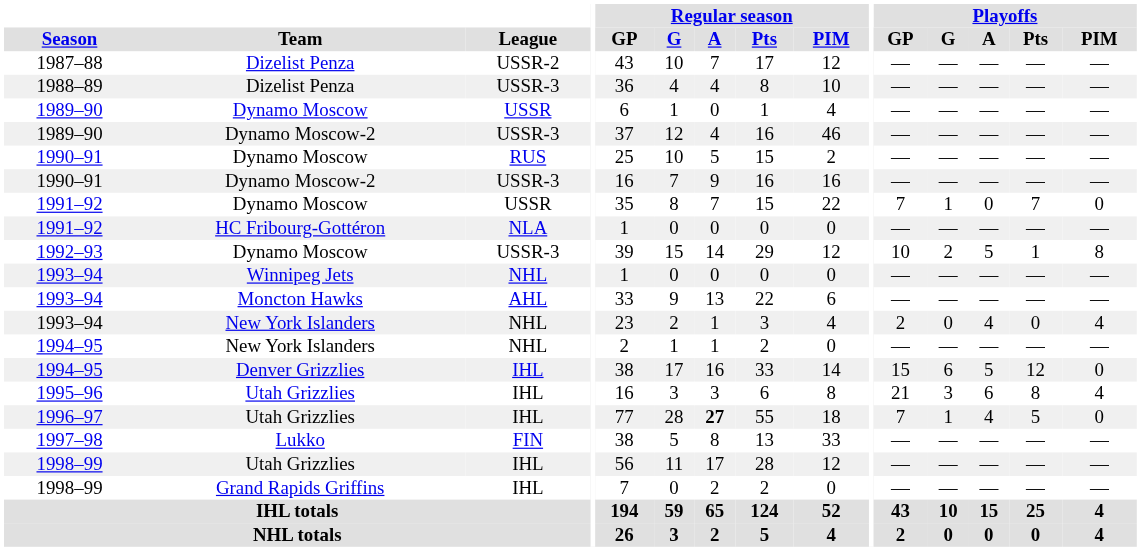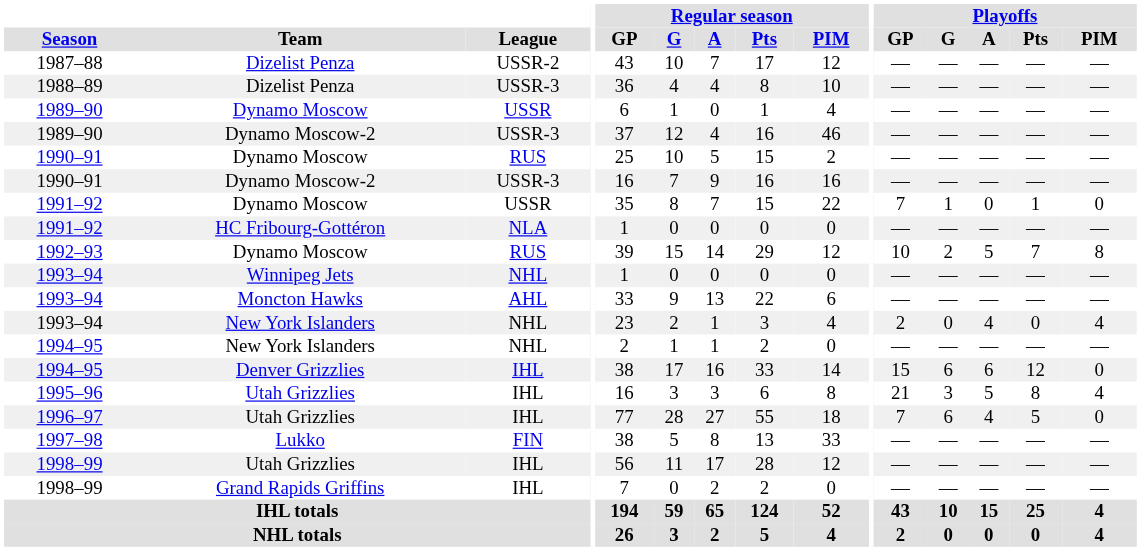(1036, 204) 7 -> (1036, 204) 1
(528, 251) USSR-3 -> (528, 251) RUS
(1036, 251) 1 -> (1036, 251) 7
(989, 369) 5 -> (989, 369) 6
(989, 393) 6 -> (989, 393) 5
(715, 416) bold -> (715, 416) normal
(948, 416) 1 -> (948, 416) 6
